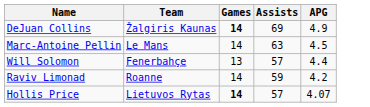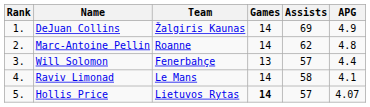+ column: (19, 13)
(236, 29) bold -> (265, 29) normal
(147, 45) Le Mans -> (173, 45) Roanne
(277, 45) 63 -> (306, 45) 62
(318, 45) 4.5 -> (347, 45) 4.8
(144, 78) Roanne -> (176, 78) Le Mans
(277, 78) 59 -> (306, 78) 58
(318, 78) 4.2 -> (347, 78) 4.1
